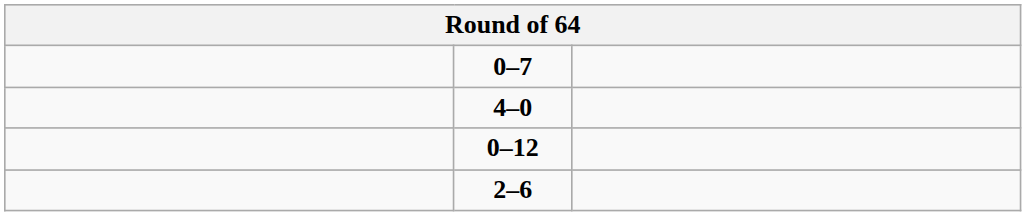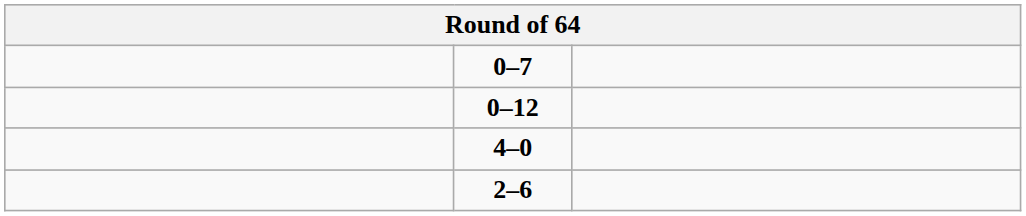rows swapped: (513, 148) <-> (513, 107)
